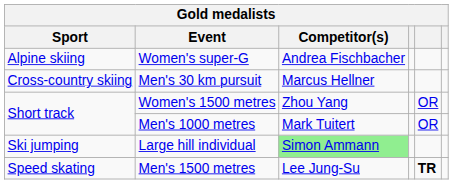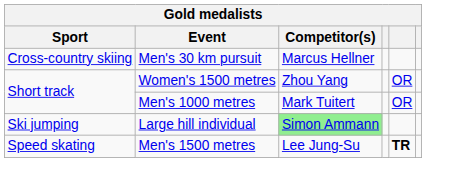- row: (194, 59)
